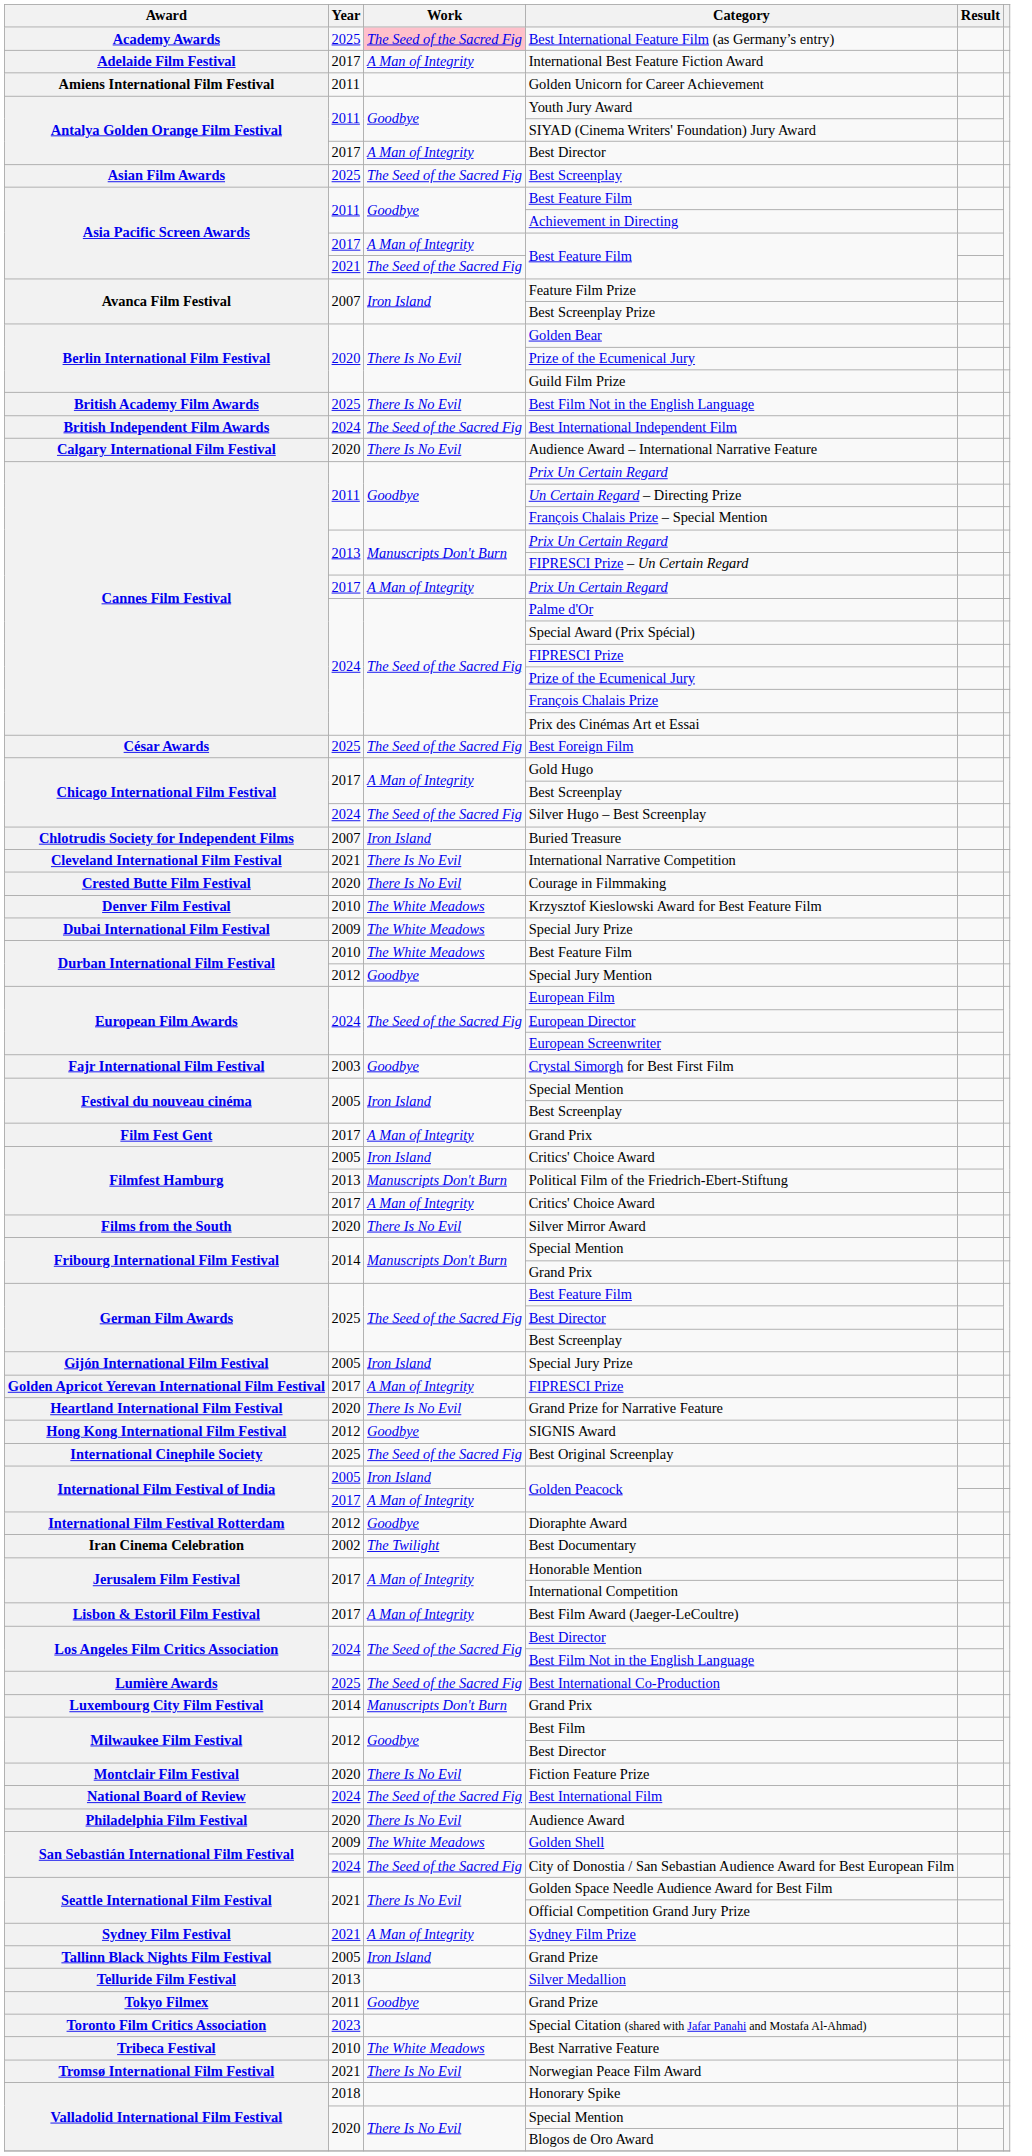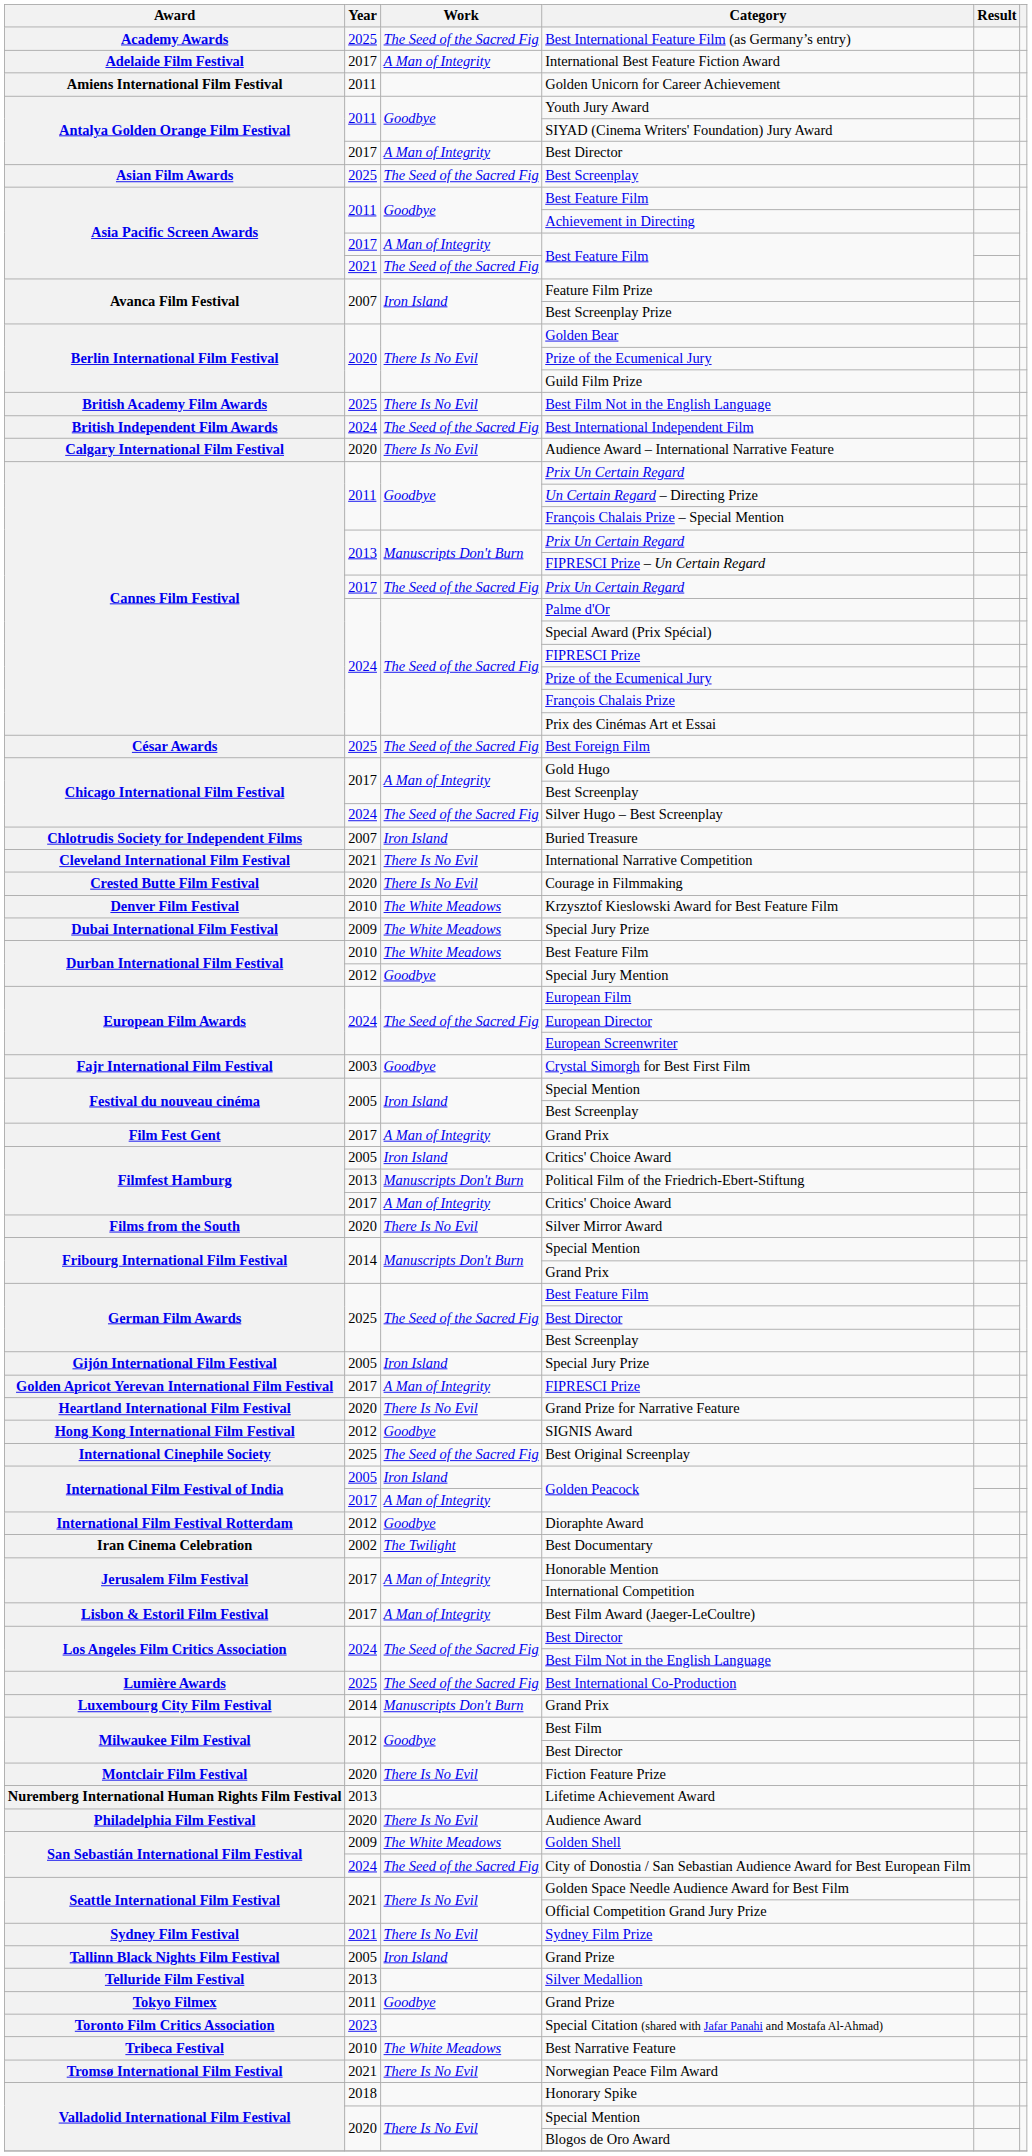(445, 38) pink background -> (461, 38) no background
(420, 586) A Man of Integrity -> (461, 586) The Seed of the Sacred Fig
- row: (346, 1797)
+ row: (363, 1797)
(420, 1934) A Man of Integrity -> (431, 1934) There Is No Evil
